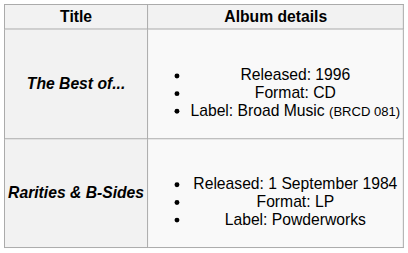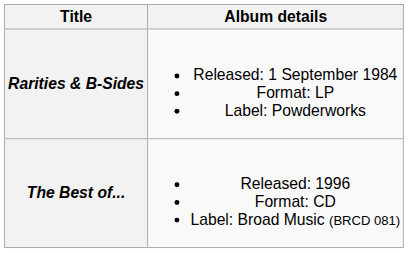rows swapped: (76, 193) <-> (76, 83)
